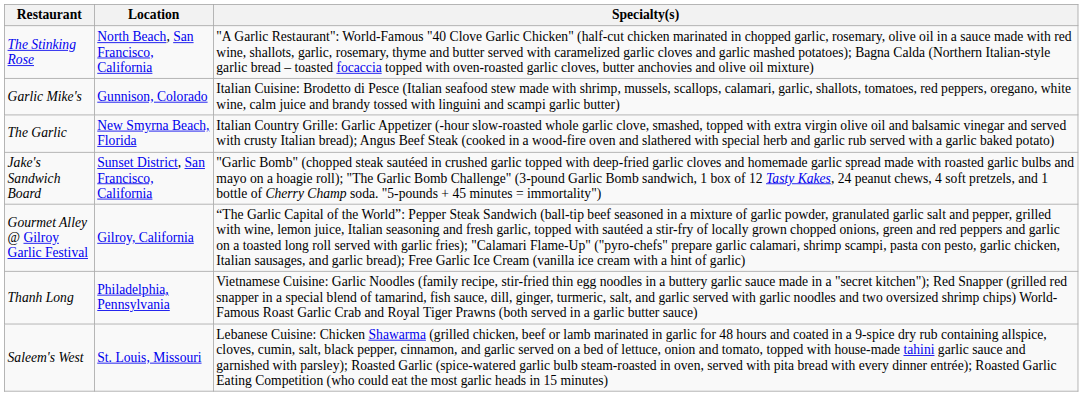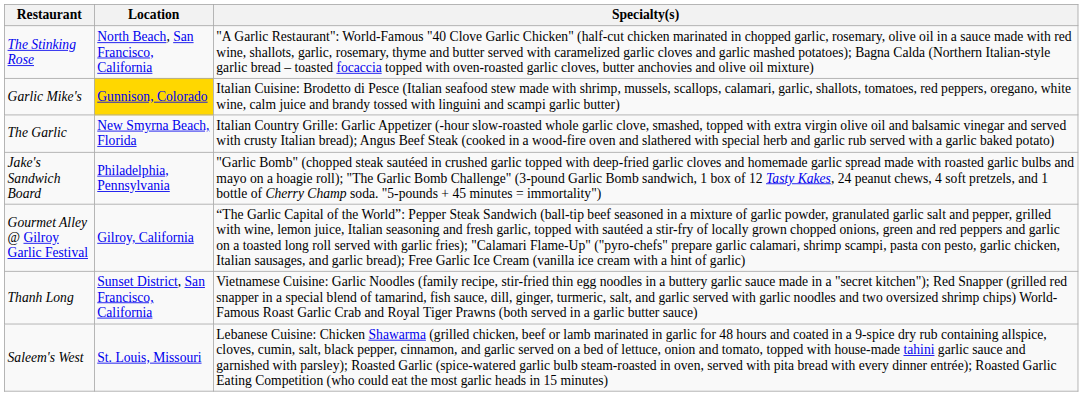(152, 96) no background -> (152, 96) gold background
(151, 178) Sunset District, San Francisco, California -> (134, 178) Philadelphia, Pennsylvania
(134, 297) Philadelphia, Pennsylvania -> (151, 297) Sunset District, San Francisco, California
